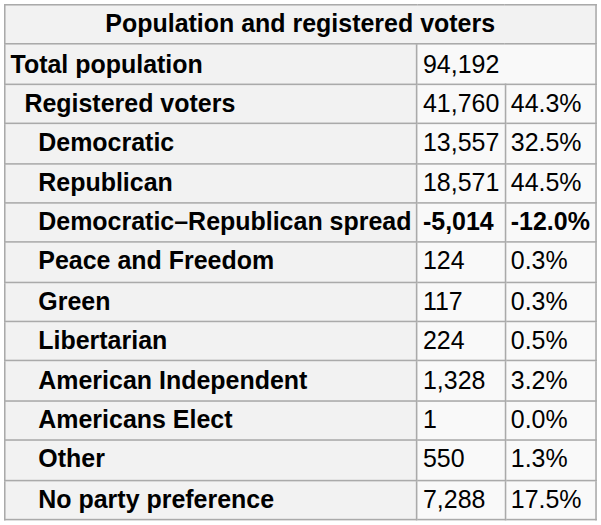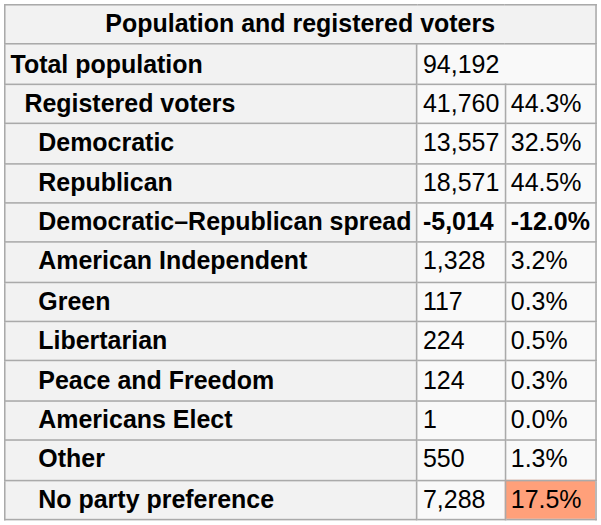rows swapped: (159, 380) <-> (142, 261)
(546, 499) no background -> (546, 499) lightsalmon background
